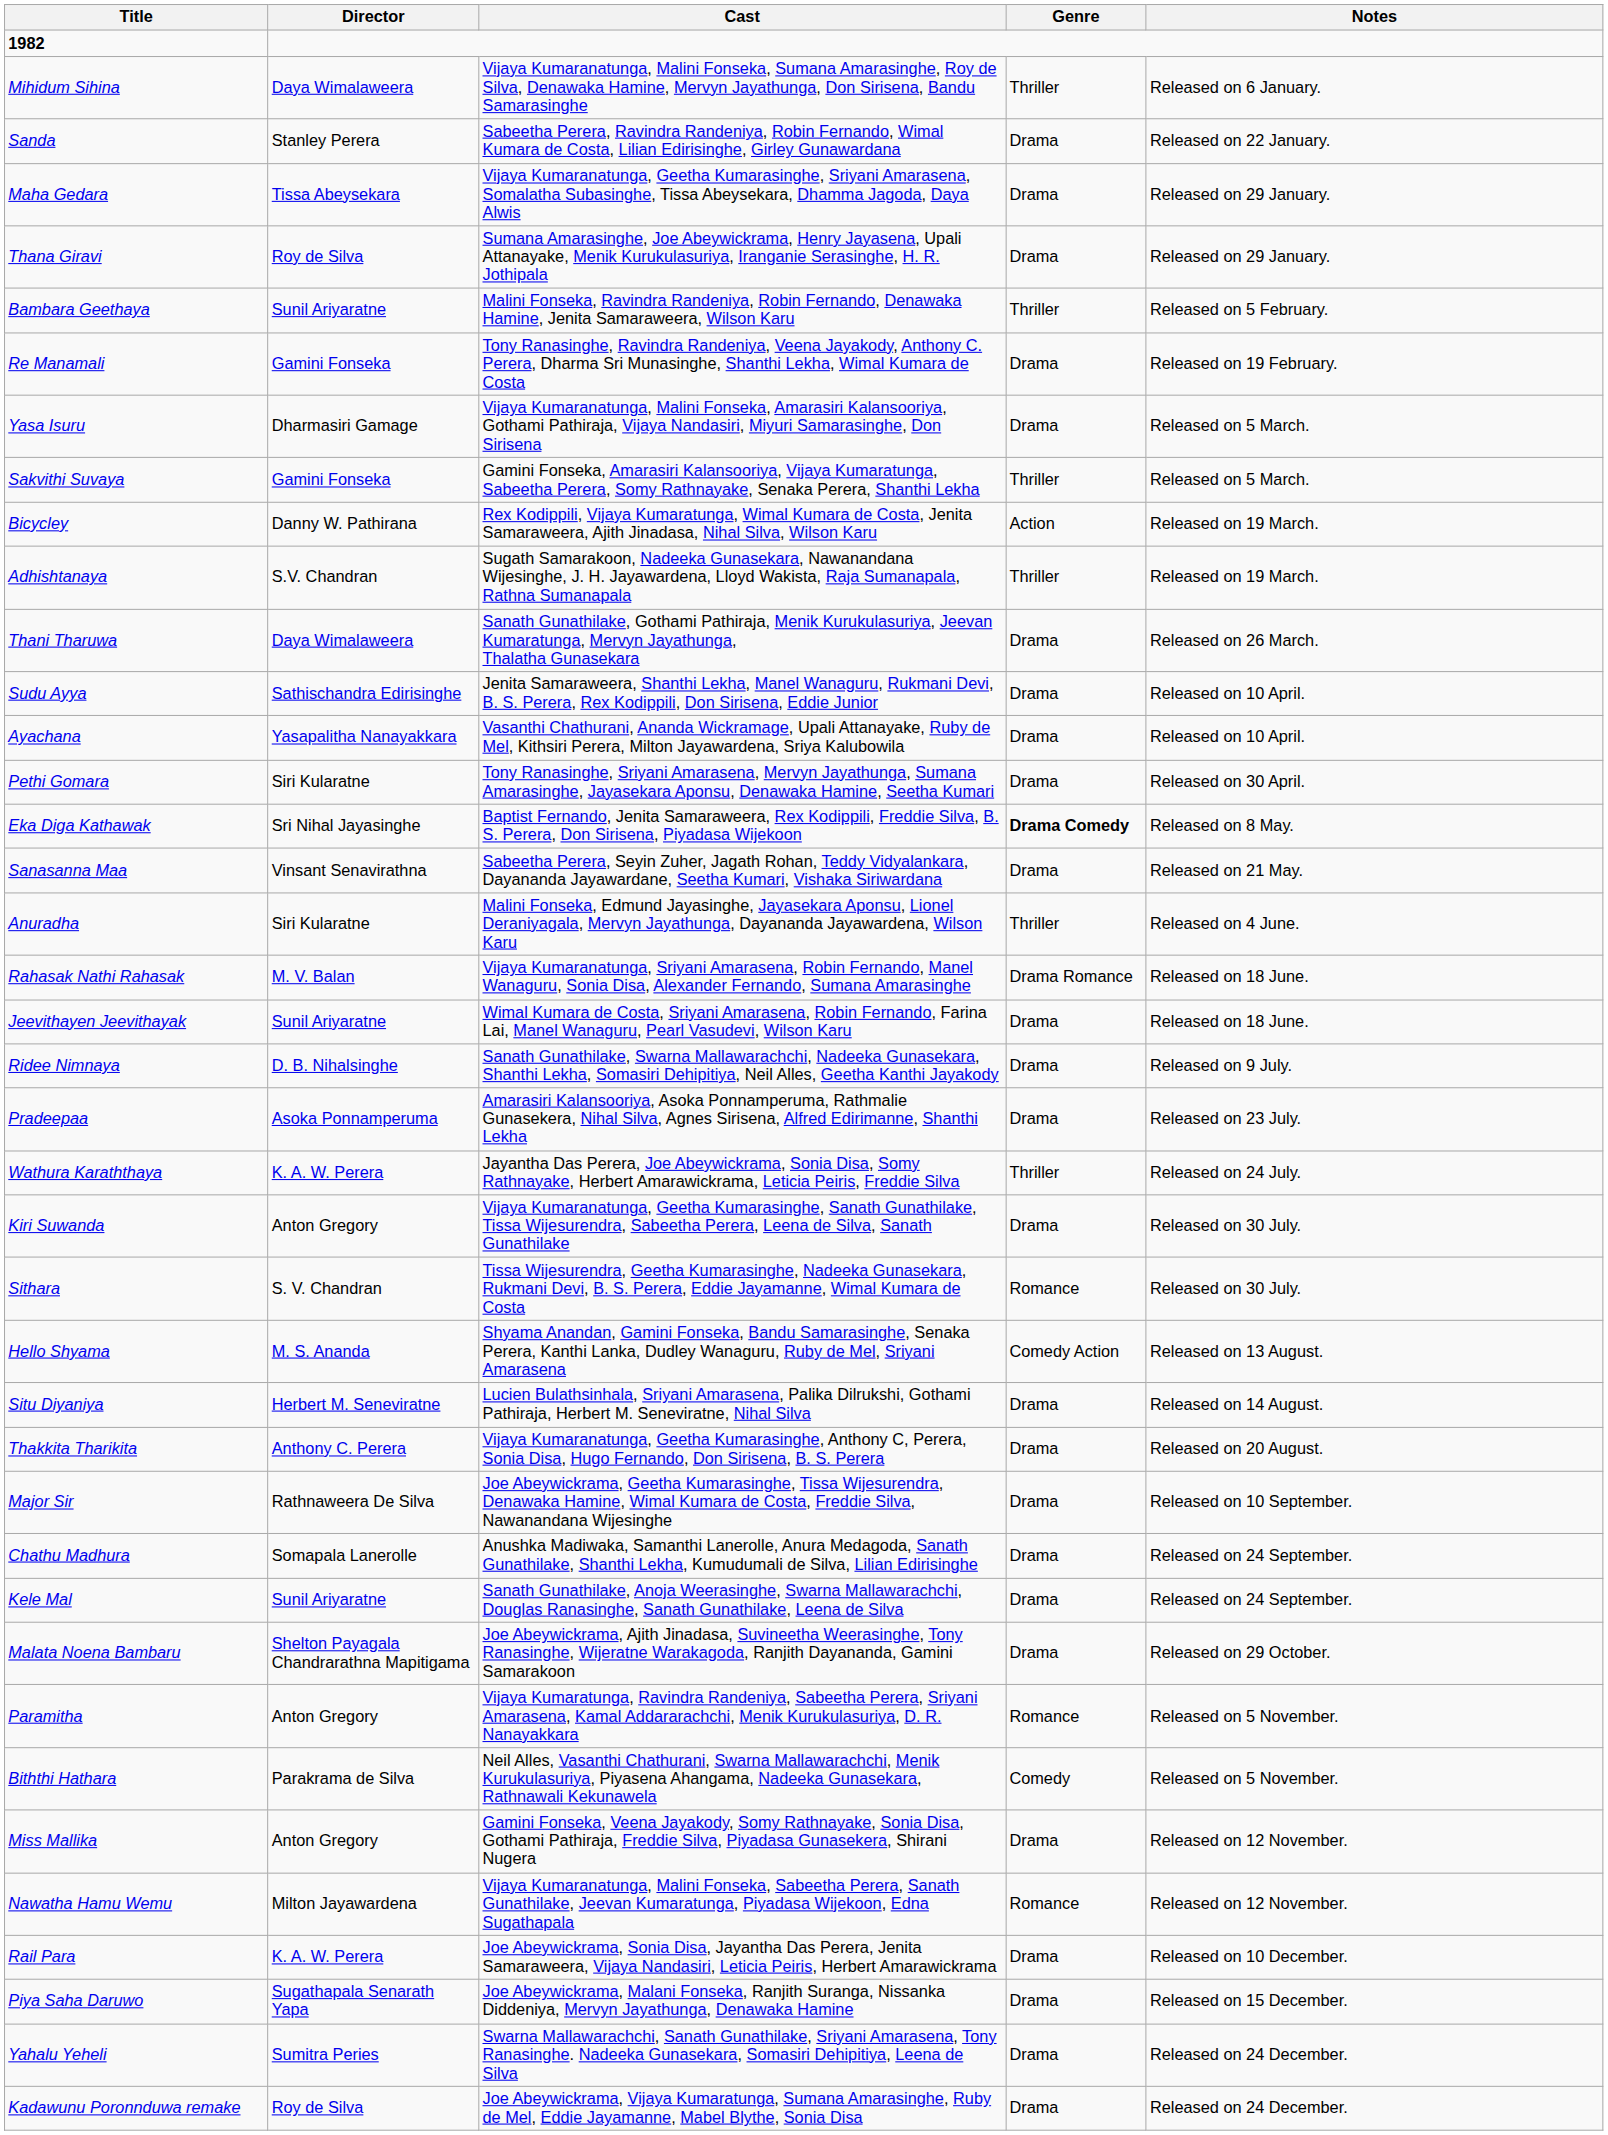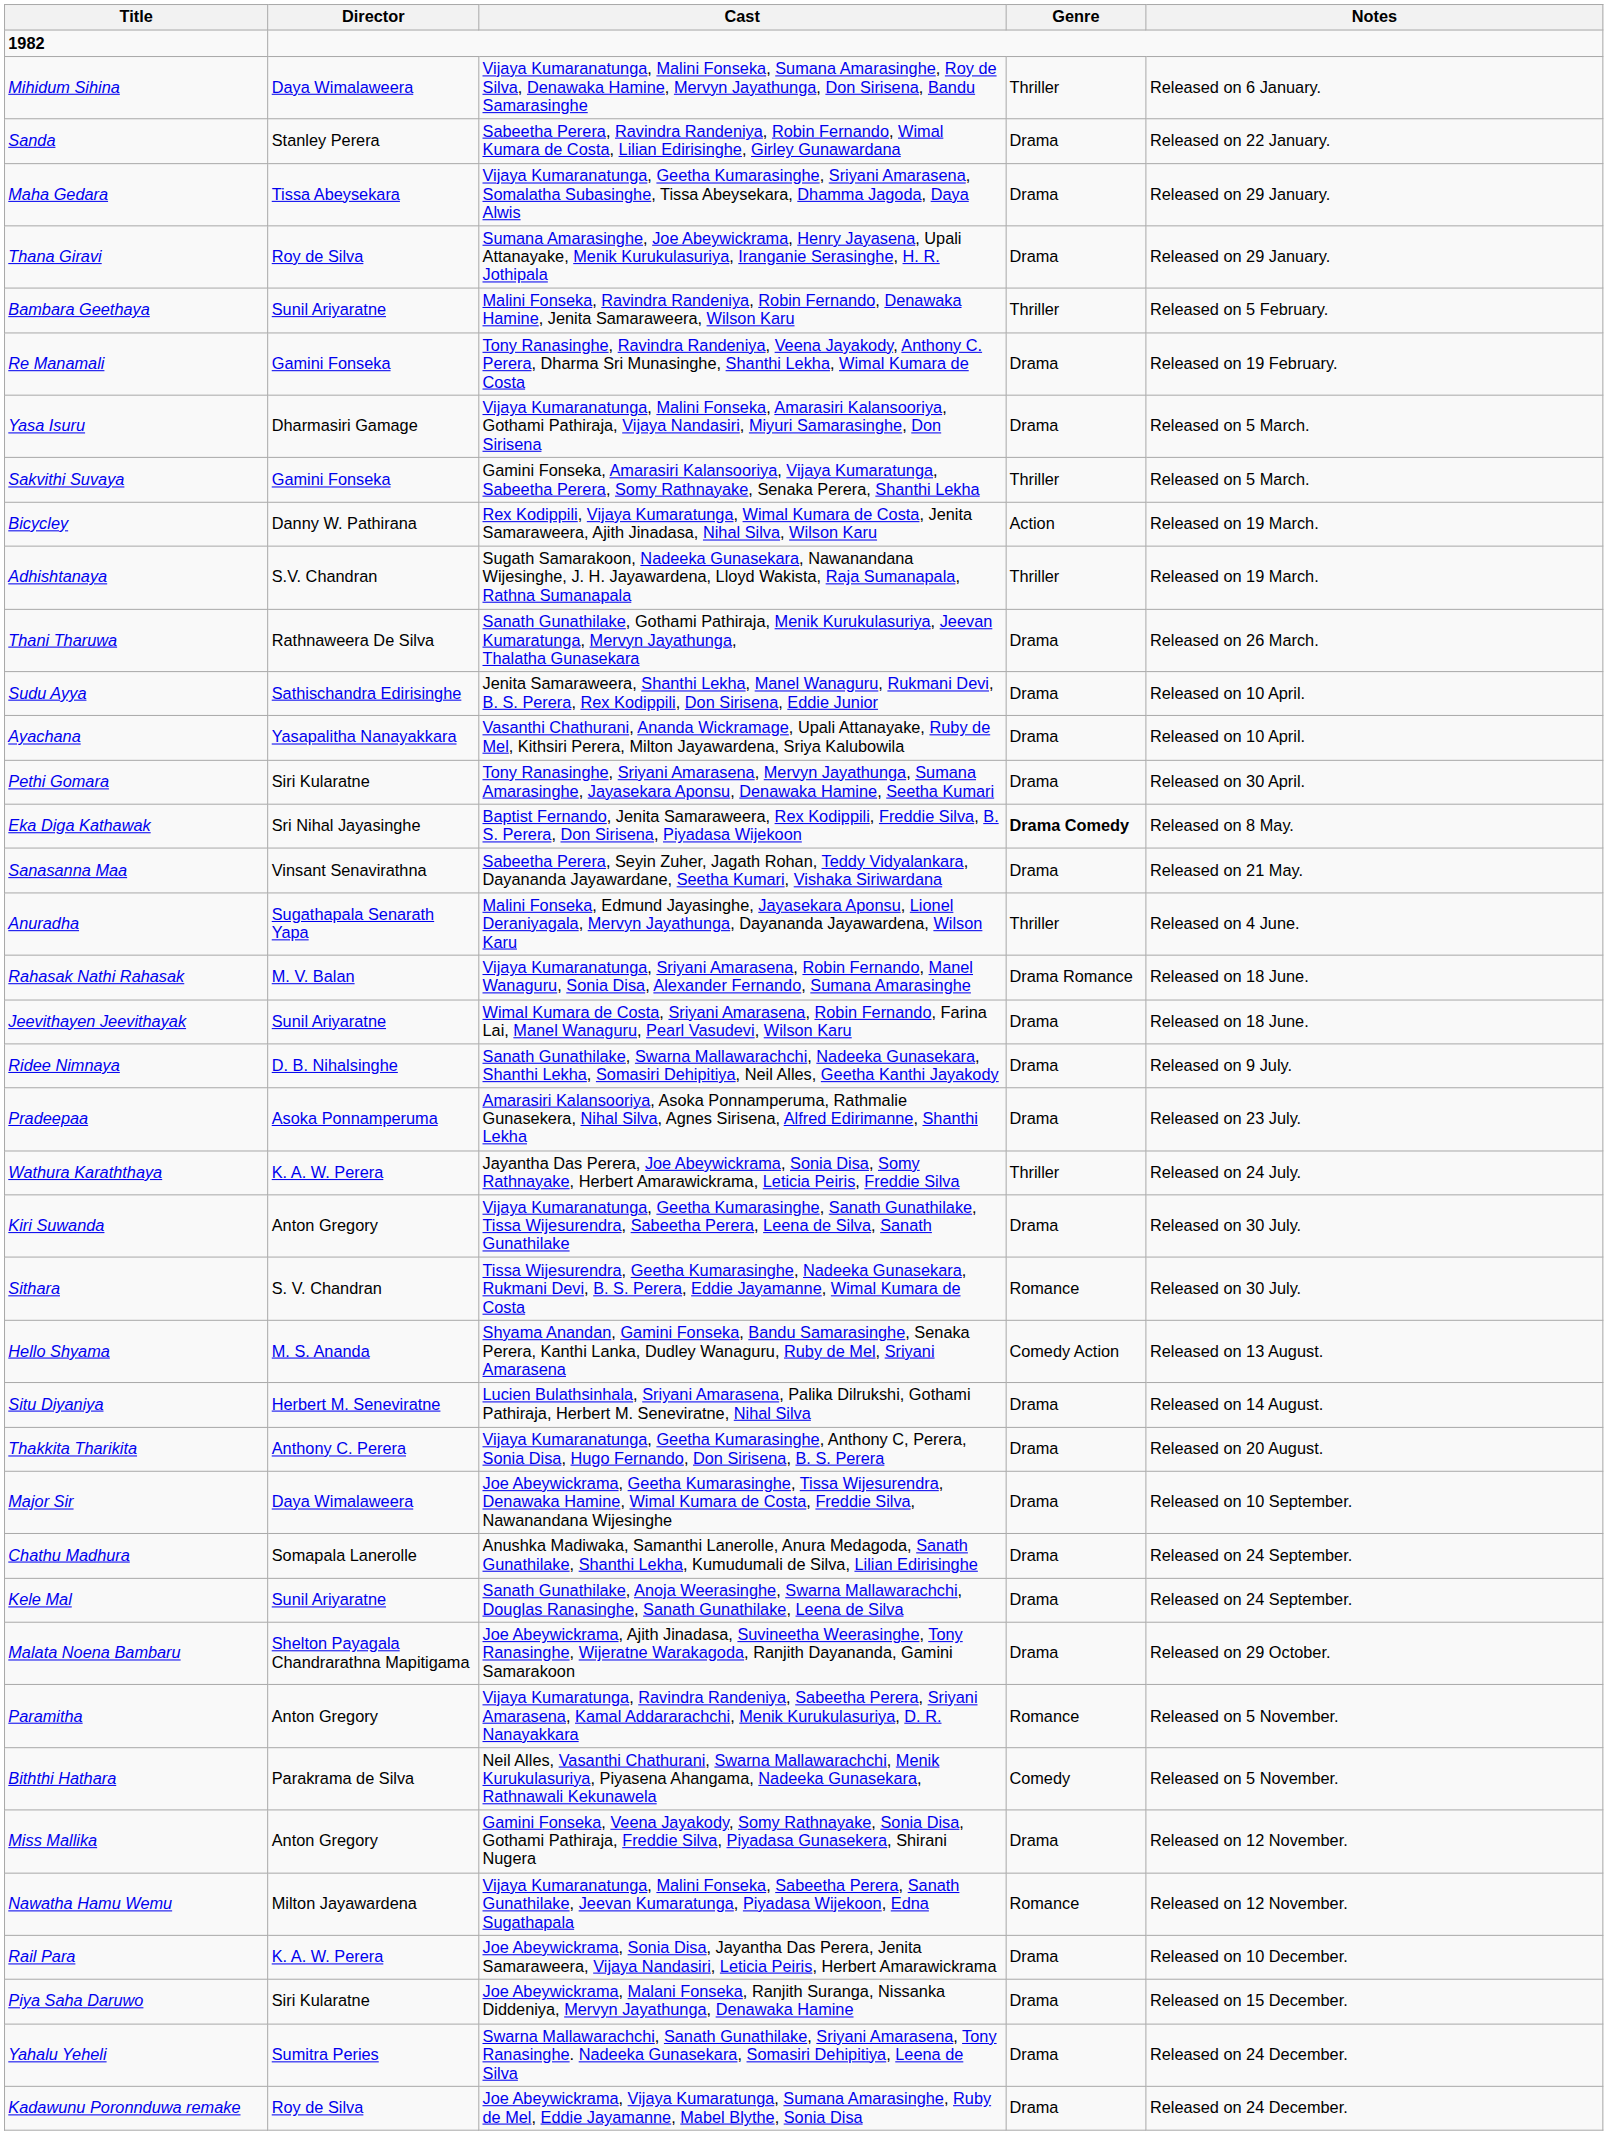(342, 640) Daya Wimalaweera -> (353, 640) Rathnaweera De Silva
(321, 923) Siri Kularatne -> (353, 923) Sugathapala Senarath Yapa
(353, 1502) Rathnaweera De Silva -> (342, 1502) Daya Wimalaweera
(353, 2001) Sugathapala Senarath Yapa -> (321, 2001) Siri Kularatne
